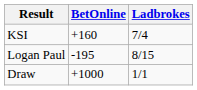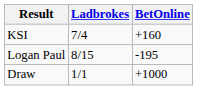columns swapped: (161, 14) <-> (98, 14)
